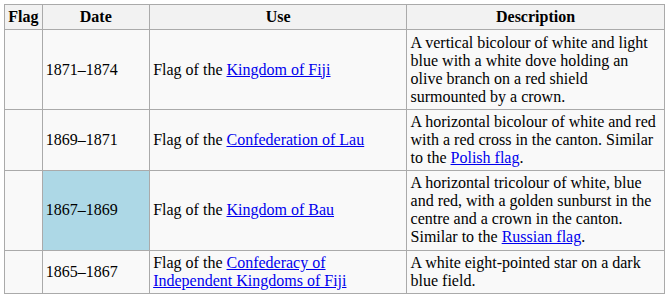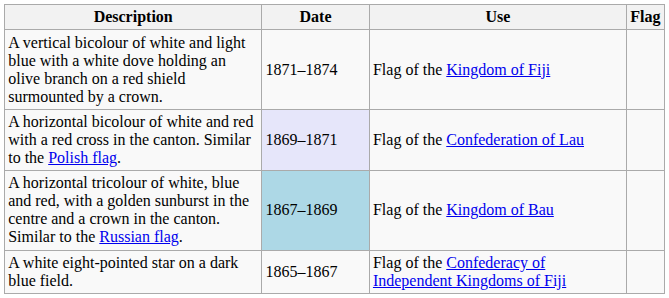columns swapped: (23, 17) <-> (536, 17)
(82, 139) no background -> (302, 139) lavender background
